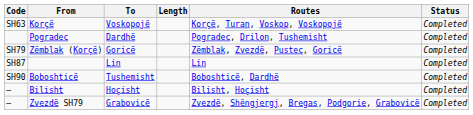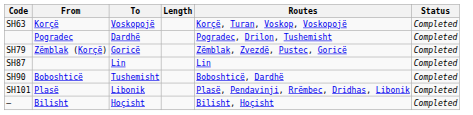+ row: (46, 90)
- row: (56, 103)
